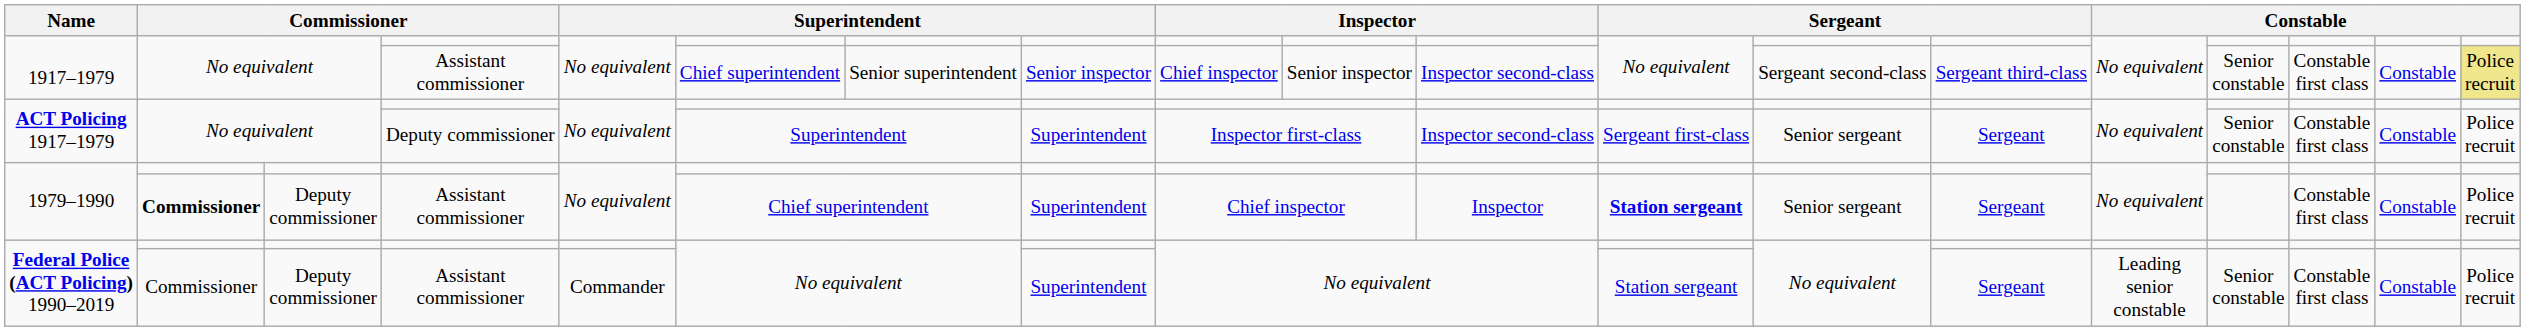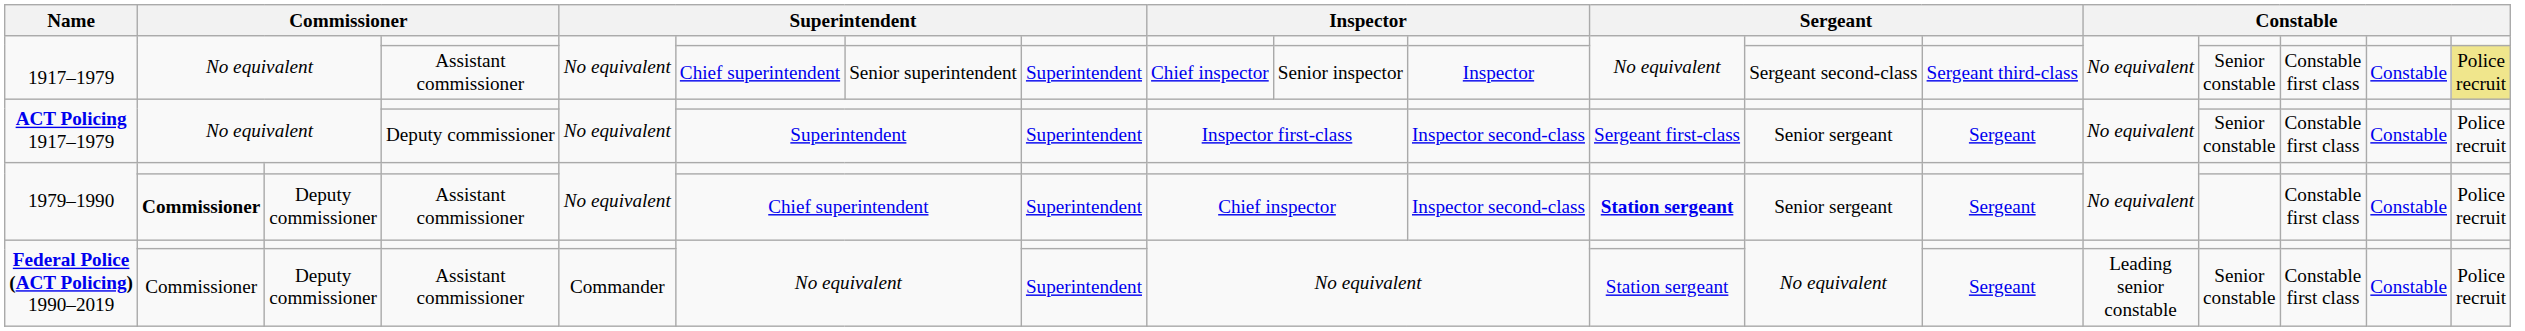(1088, 72) Senior inspector -> (1084, 72) Superintendent
(1508, 72) Inspector second-class -> (1498, 72) Inspector
(1508, 206) Inspector -> (1498, 206) Inspector second-class
